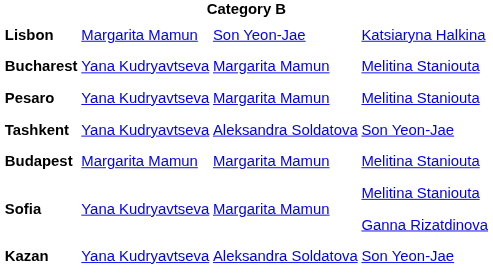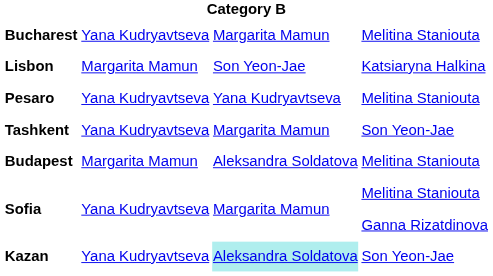rows swapped: (29, 35) <-> (41, 66)
(271, 98) Margarita Mamun -> (277, 98) Yana Kudryavtseva
(285, 130) Aleksandra Soldatova -> (271, 130) Margarita Mamun
(271, 161) Margarita Mamun -> (285, 161) Aleksandra Soldatova
(285, 256) no background -> (285, 256) paleturquoise background
